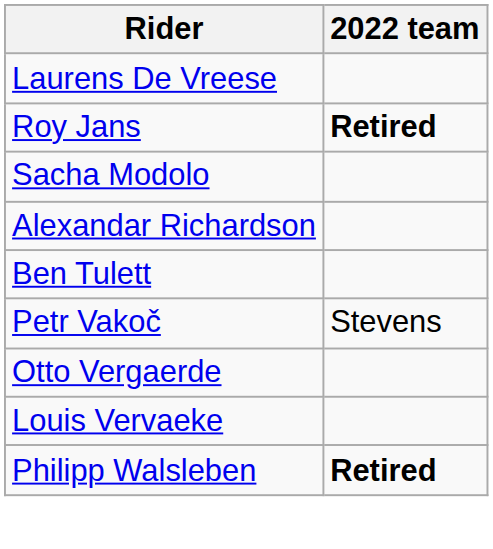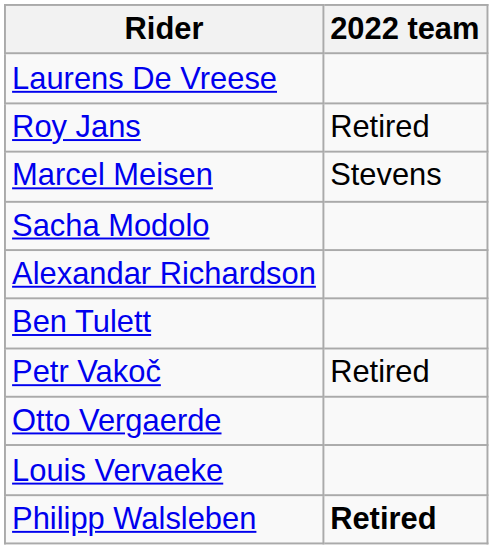(383, 126) bold -> (380, 126) normal
+ row: (112, 175)
(386, 322) Stevens -> (380, 371) Retired
